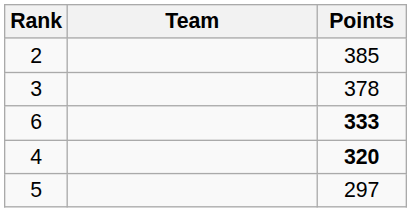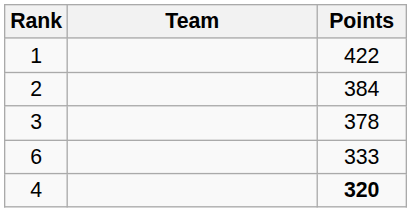+ row: (36, 55)
(362, 55) 385 -> (362, 88) 384
(362, 122) bold -> (362, 156) normal
- row: (36, 190)
